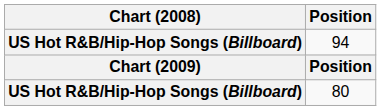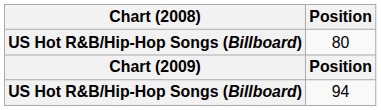rows swapped: (341, 92) <-> (341, 42)
